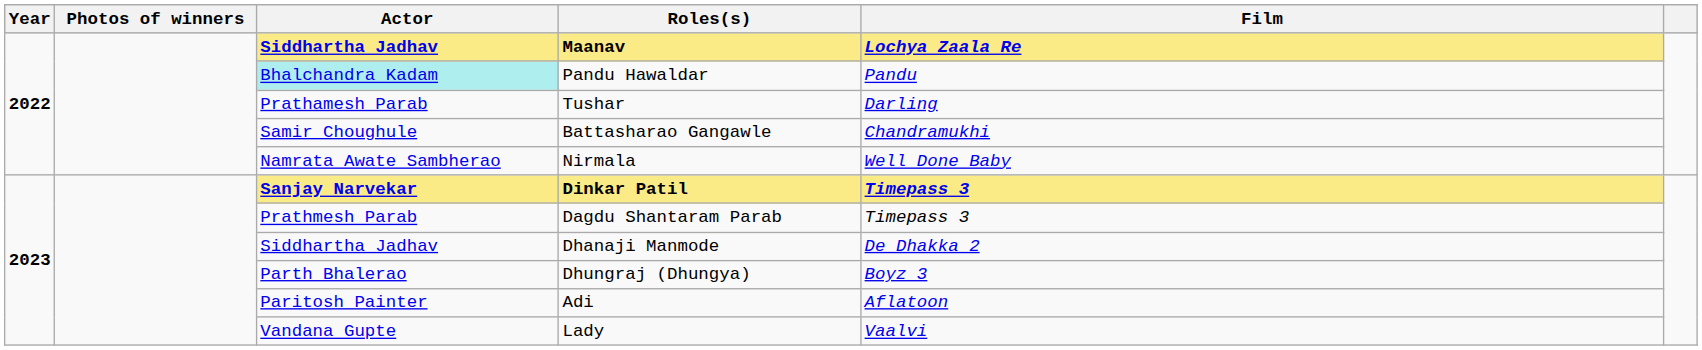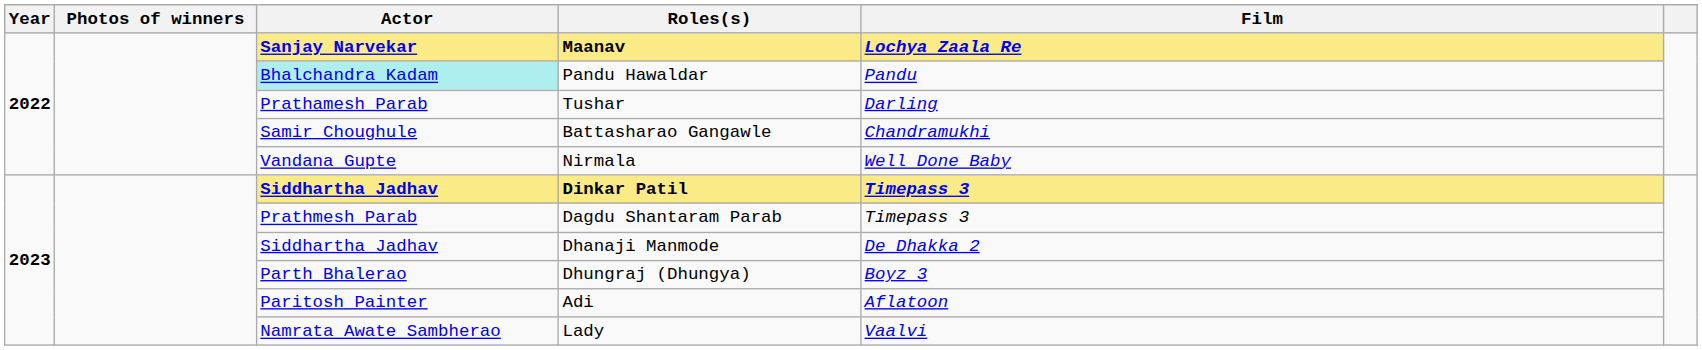(349, 47) Siddhartha Jadhav -> (339, 47) Sanjay Narvekar
(381, 161) Namrata Awate Sambherao -> (328, 161) Vandana Gupte
(339, 189) Sanjay Narvekar -> (349, 189) Siddhartha Jadhav
(328, 331) Vandana Gupte -> (381, 331) Namrata Awate Sambherao
